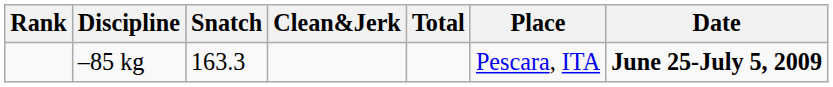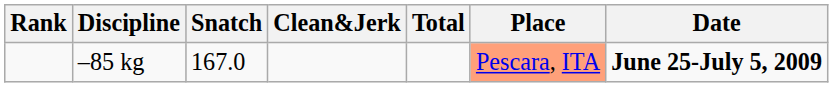(218, 61) 163.3 -> (218, 61) 167.0
(538, 61) no background -> (538, 61) lightsalmon background
